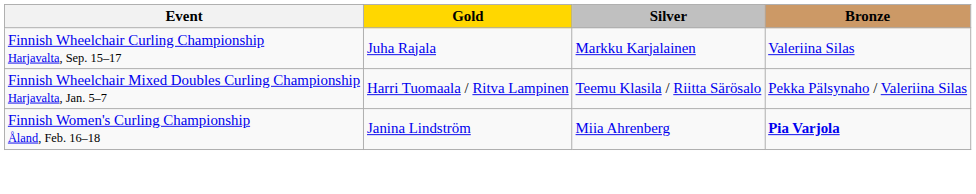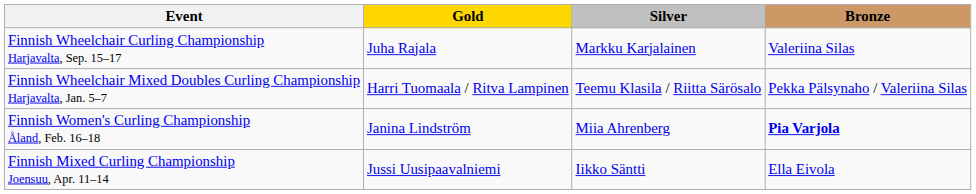+ row: (121, 169)
